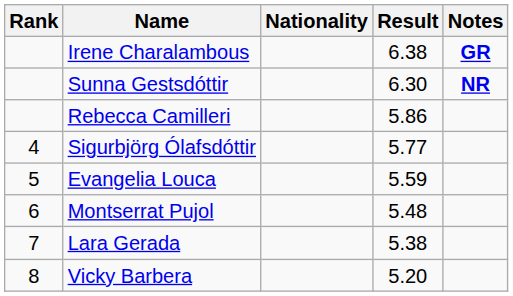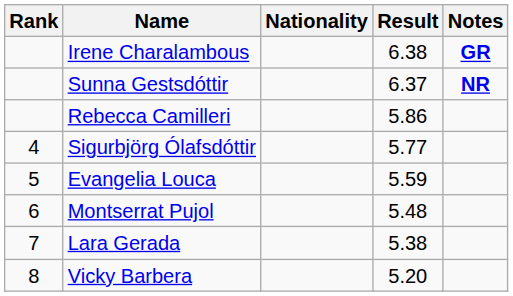(408, 84) 6.30 -> (408, 84) 6.37
